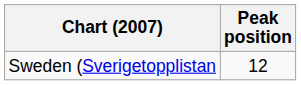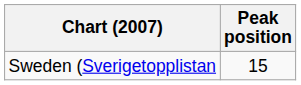(258, 65) 12 -> (258, 65) 15
